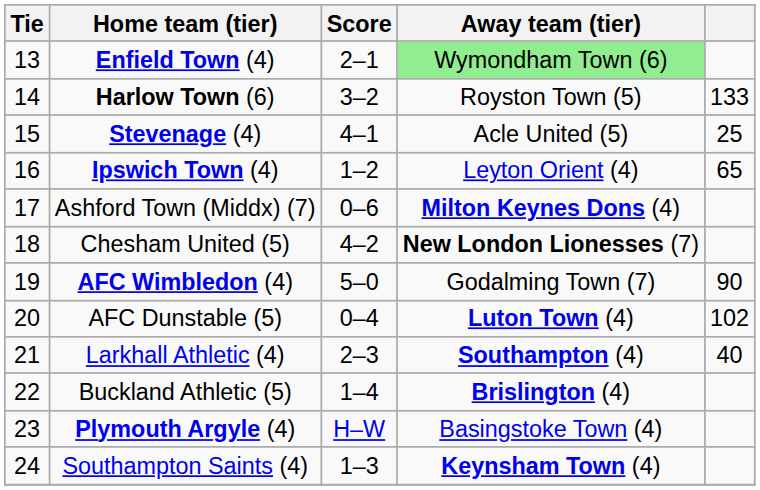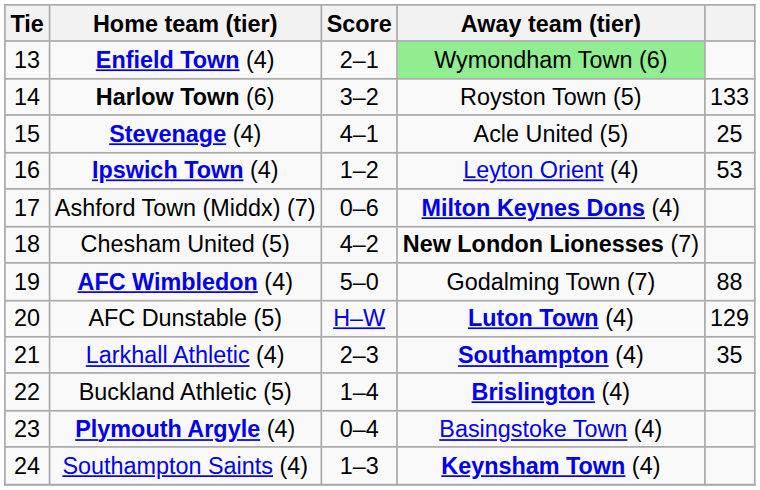(730, 170) 65 -> (730, 170) 53
(730, 281) 90 -> (730, 281) 88
(359, 318) 0–4 -> (359, 318) H–W
(730, 318) 102 -> (730, 318) 129
(730, 355) 40 -> (730, 355) 35
(359, 428) H–W -> (359, 428) 0–4
